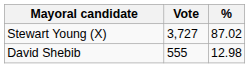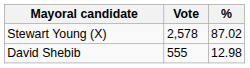(182, 33) 3,727 -> (182, 33) 2,578
